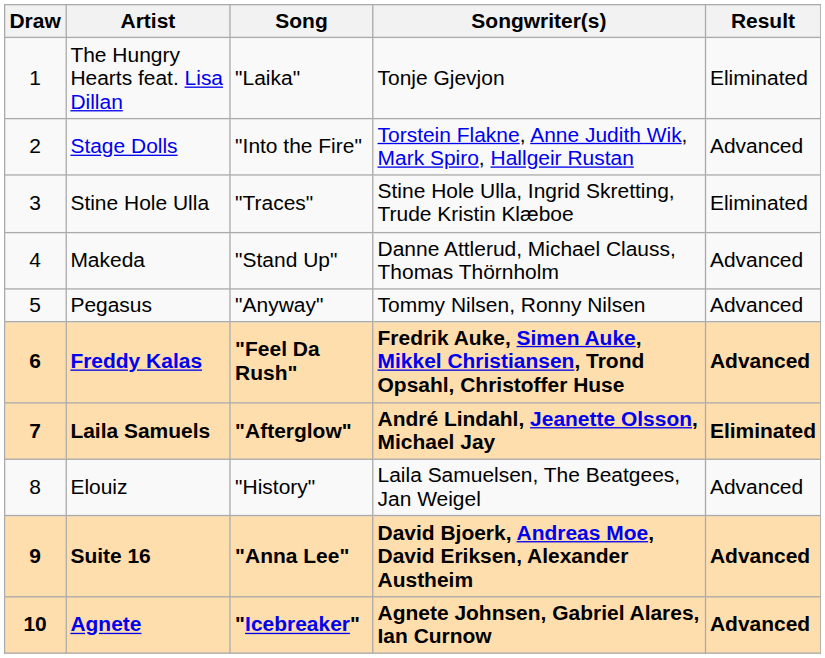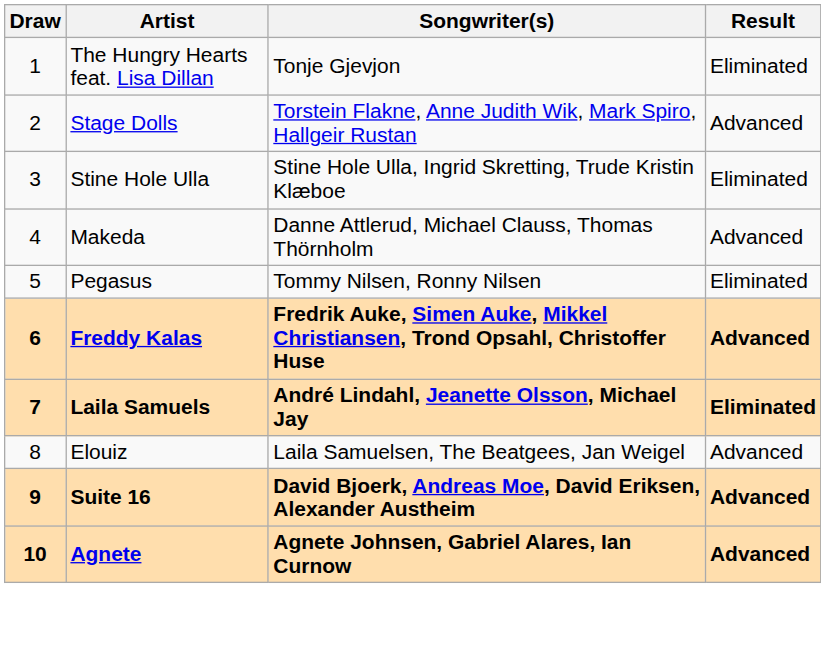- column: (301, 21)
(757, 305) Advanced -> (759, 281) Eliminated
